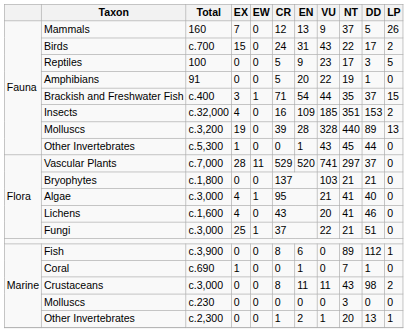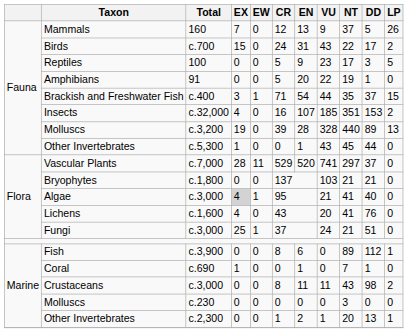(306, 113) 109 -> (306, 113) 107
(237, 197) no background -> (237, 197) lightgrey background
(371, 213) 46 -> (371, 213) 76
(326, 230) 22 -> (326, 230) 24
